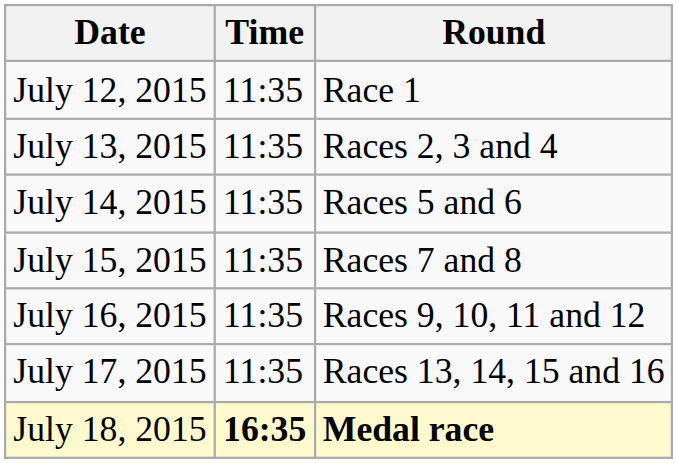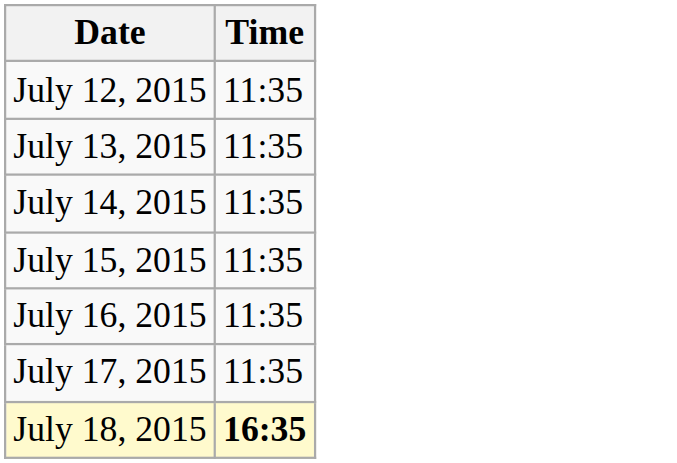- column: (494, 32)
